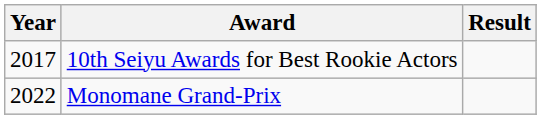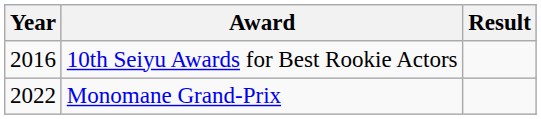(33, 59) 2017 -> (33, 59) 2016
